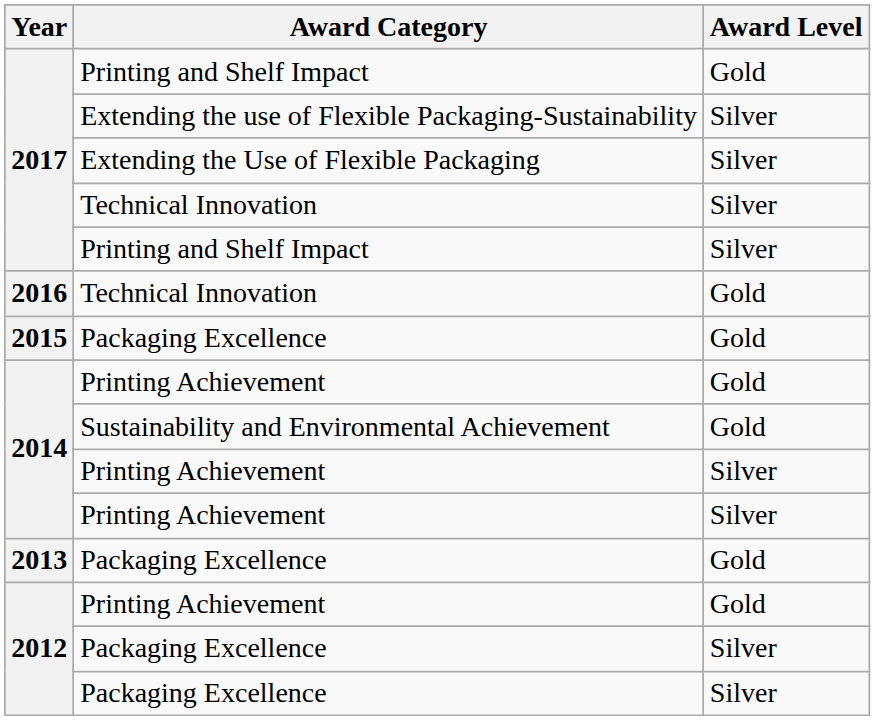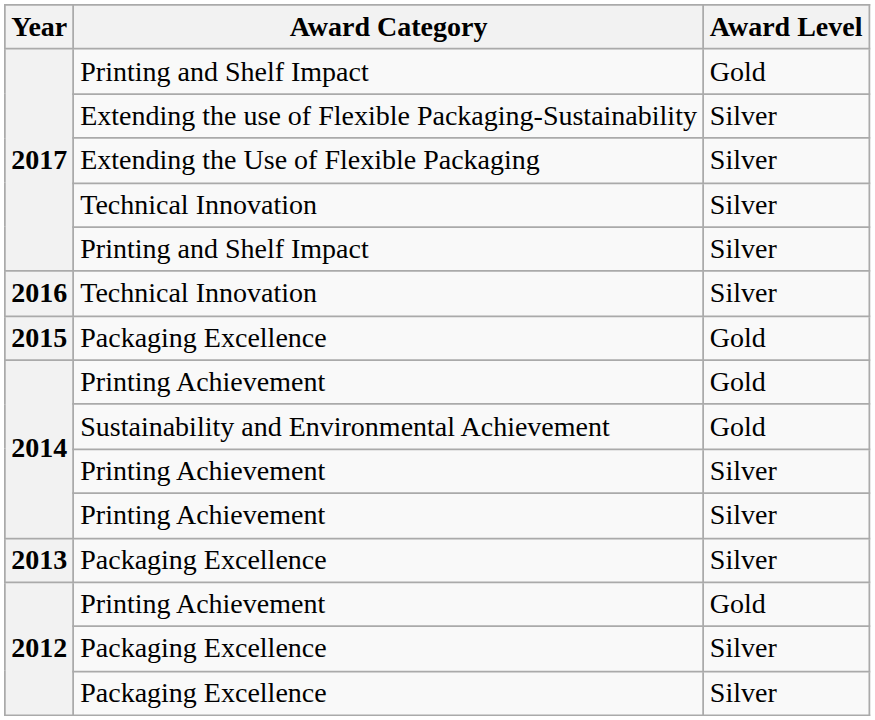(738, 293) Gold -> (743, 293) Silver
(738, 559) Gold -> (743, 559) Silver
